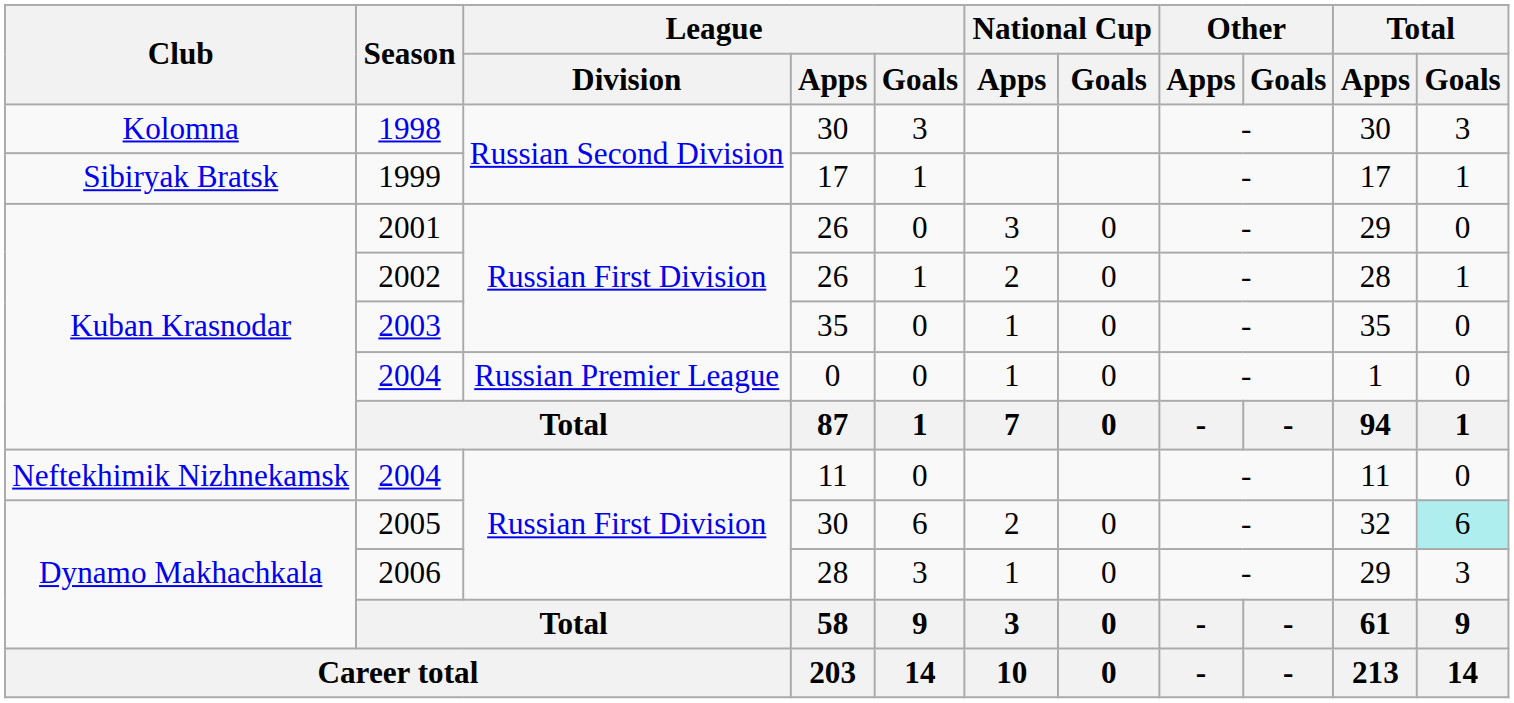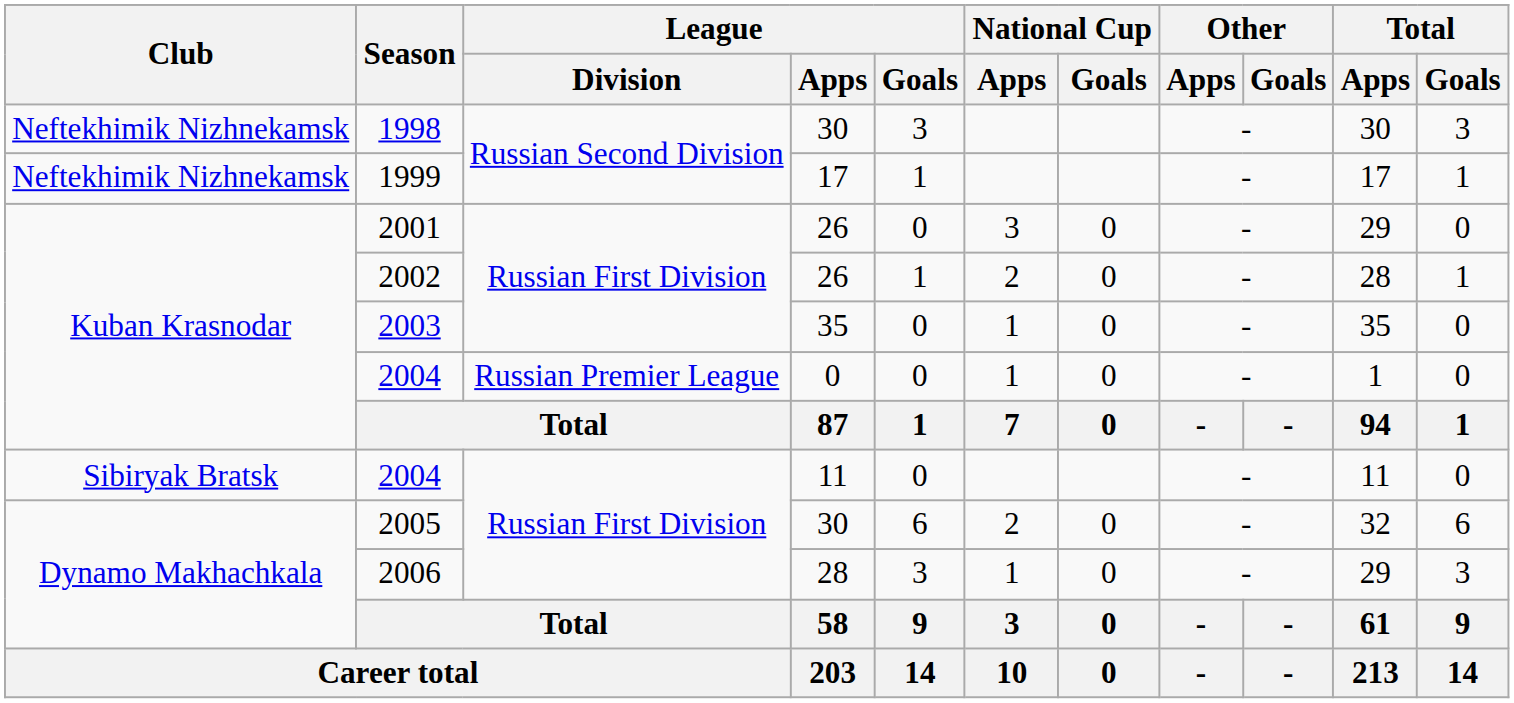(181, 128) Kolomna -> (181, 128) Neftekhimik Nizhnekamsk
(181, 177) Sibiryak Bratsk -> (181, 177) Neftekhimik Nizhnekamsk
(181, 474) Neftekhimik Nizhnekamsk -> (181, 474) Sibiryak Bratsk
(1463, 524) paleturquoise background -> (1463, 524) no background
